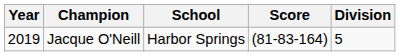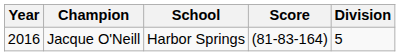(24, 39) 2019 -> (24, 39) 2016
